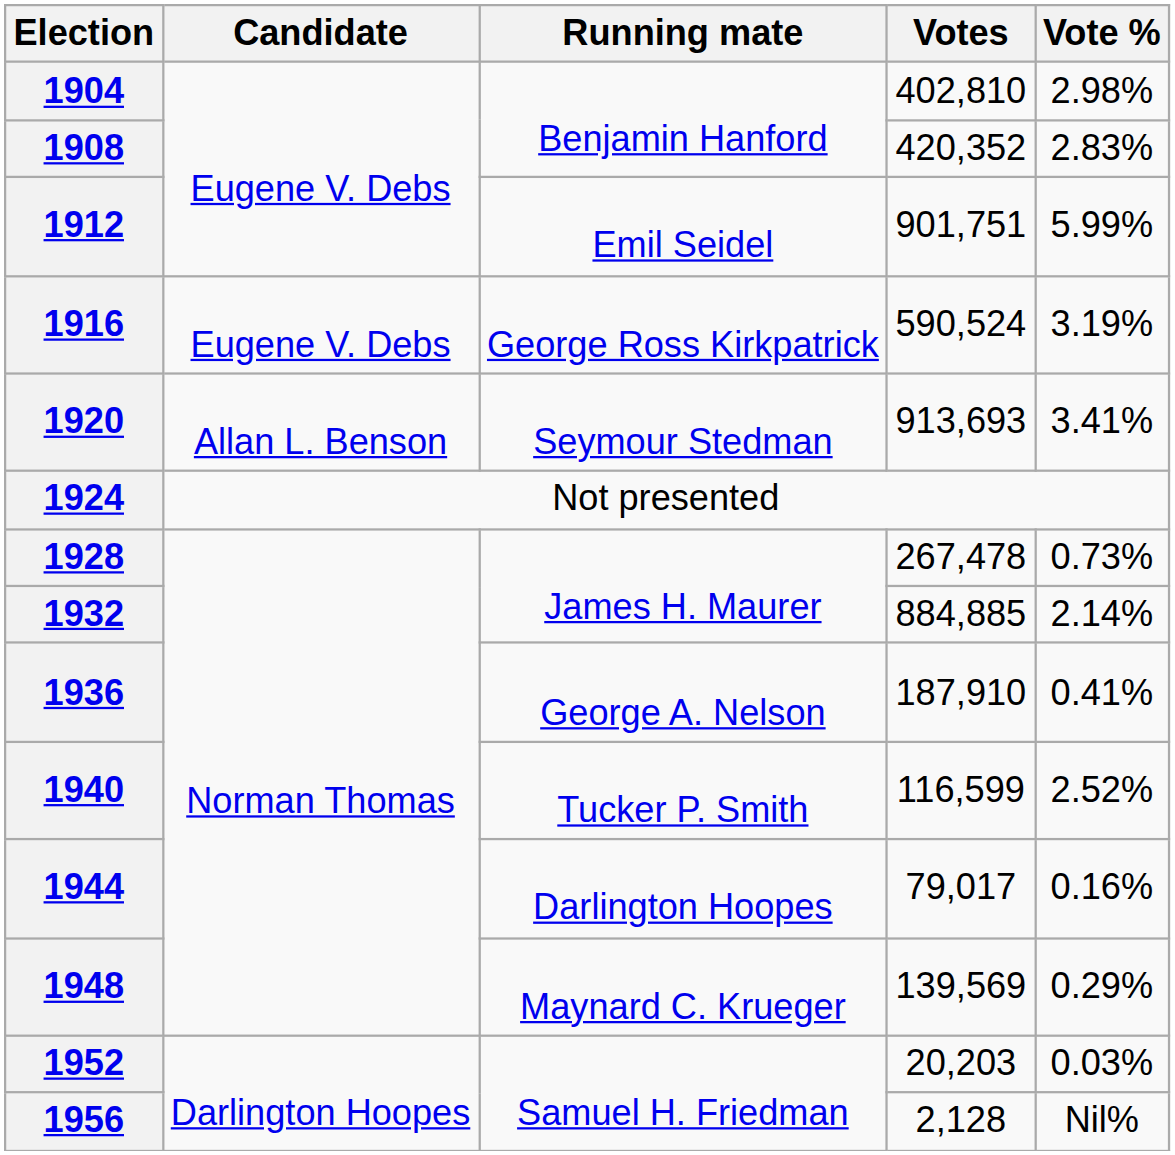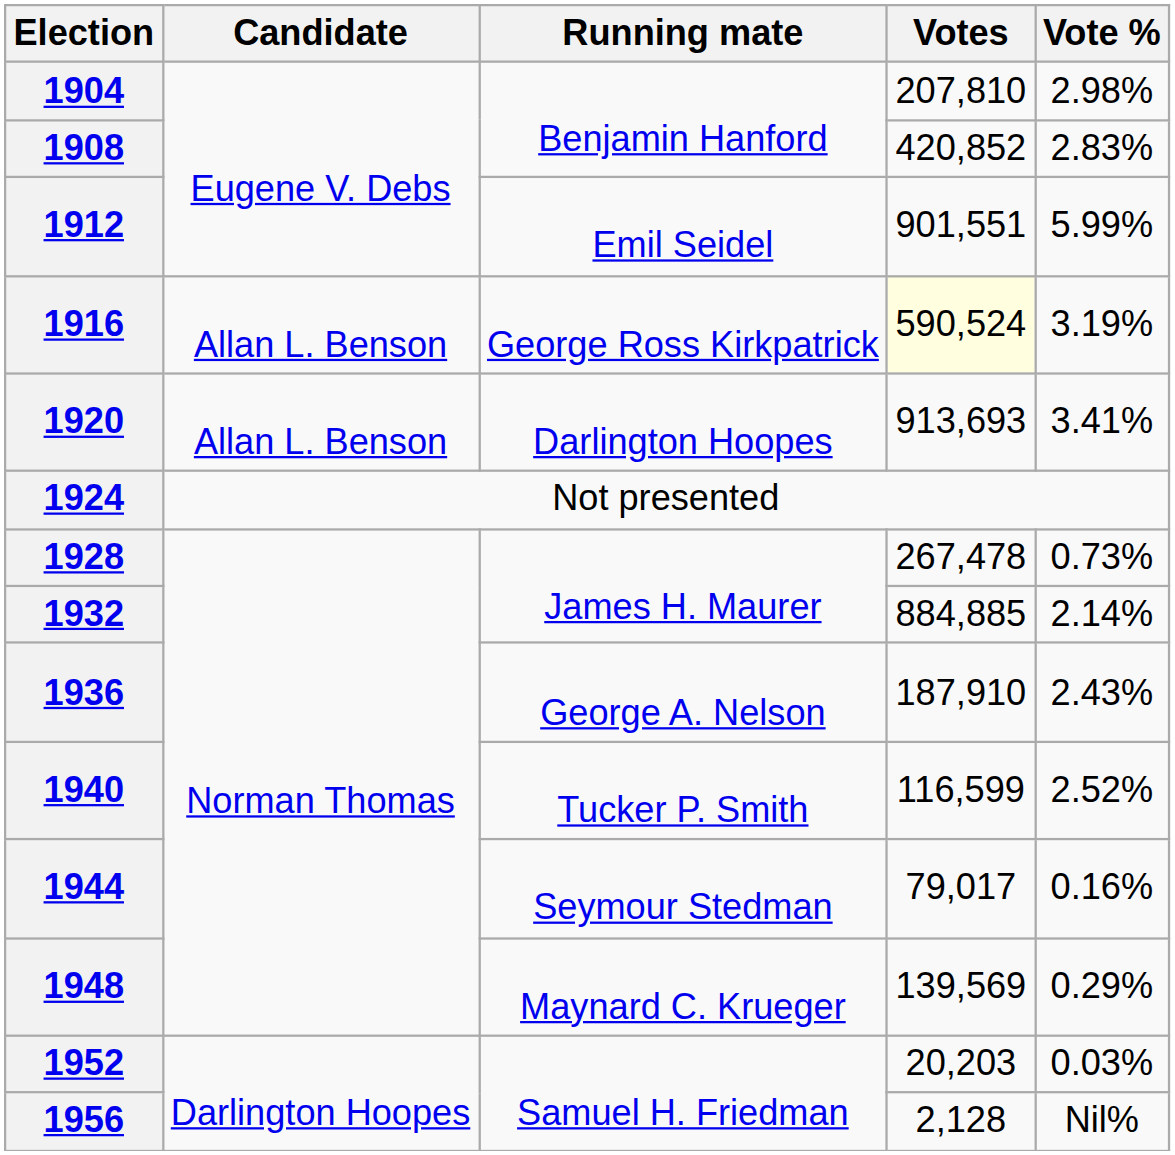(961, 90) 402,810 -> (961, 90) 207,810
(961, 147) 420,352 -> (961, 147) 420,852
(961, 225) 901,751 -> (961, 225) 901,551
(321, 343) Eugene V. Debs -> (321, 343) Allan L. Benson
(961, 323) no background -> (961, 323) lightyellow background
(683, 441) Seymour Stedman -> (683, 441) Darlington Hoopes
(1102, 691) 0.41% -> (1102, 691) 2.43%
(683, 908) Darlington Hoopes -> (683, 908) Seymour Stedman
